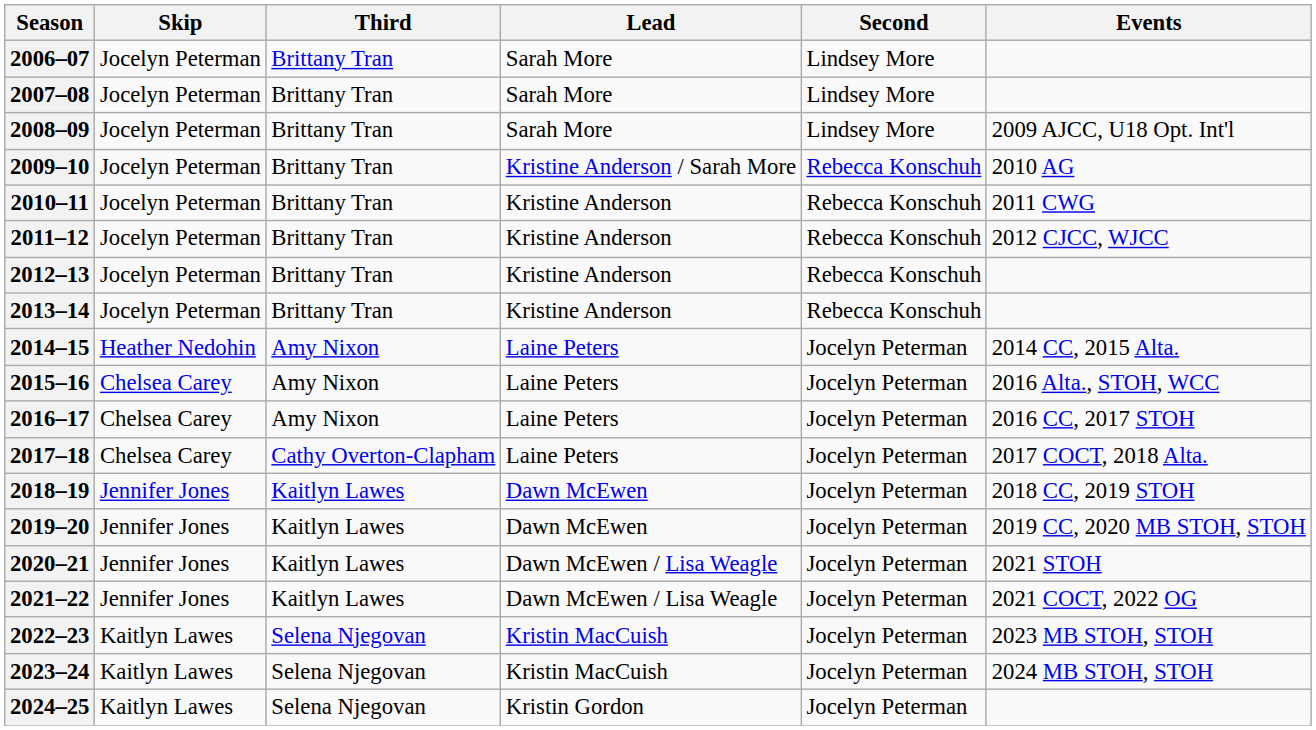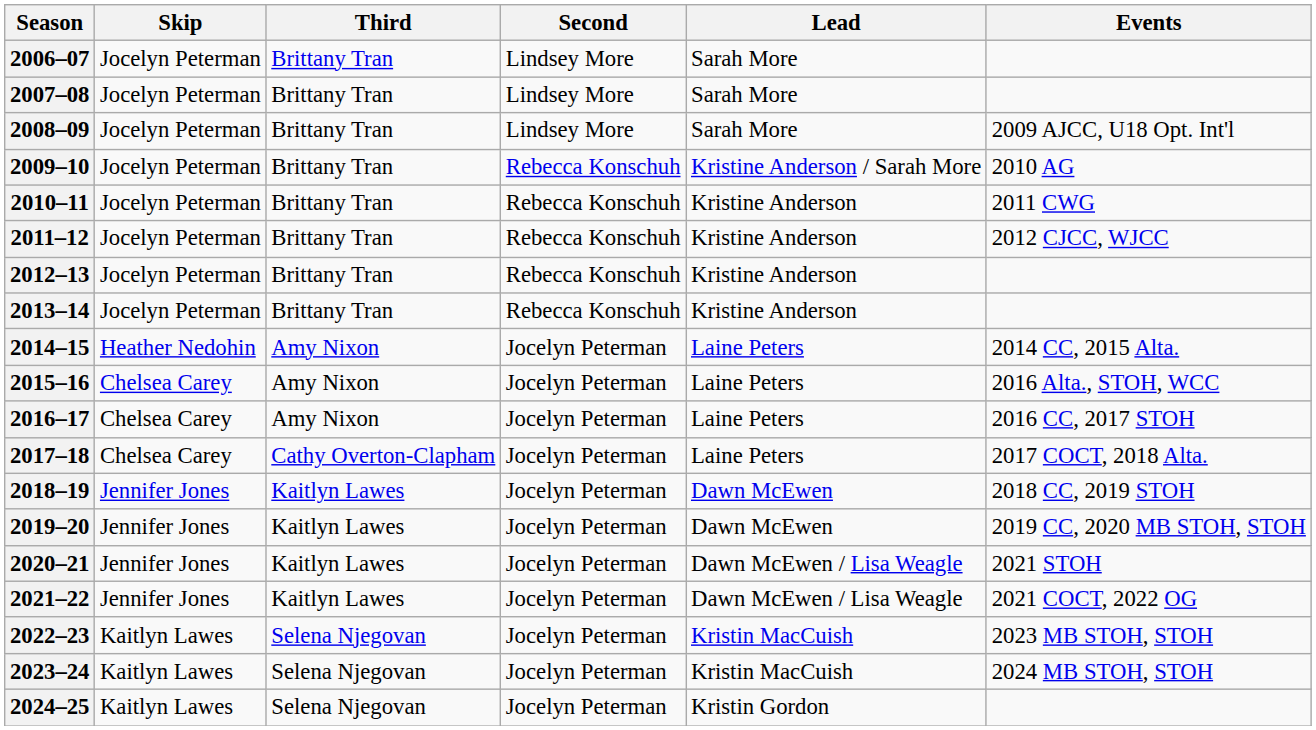columns swapped: (894, 22) <-> (651, 22)
